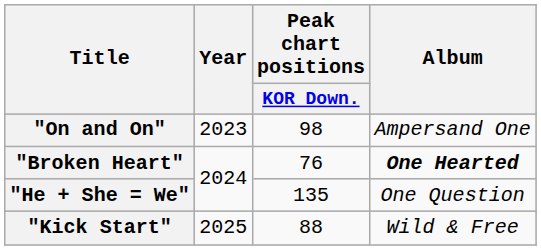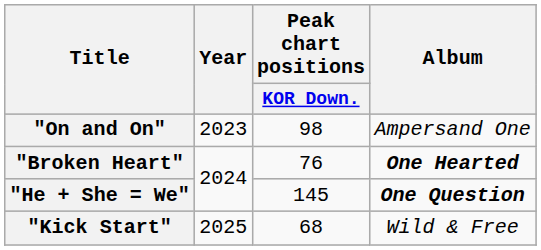(311, 195) 135 -> (311, 195) 145
(453, 195) normal -> (453, 195) bold
(311, 228) 88 -> (311, 228) 68
